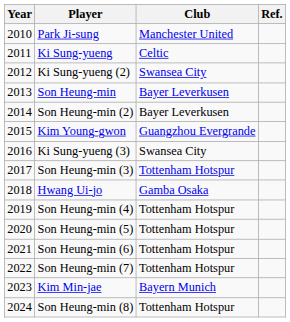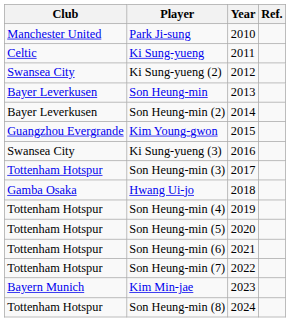columns swapped: (20, 14) <-> (197, 14)
